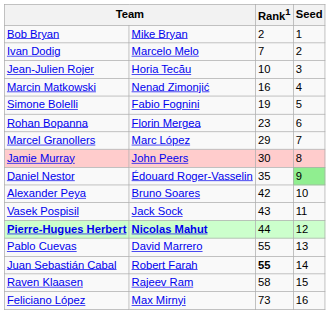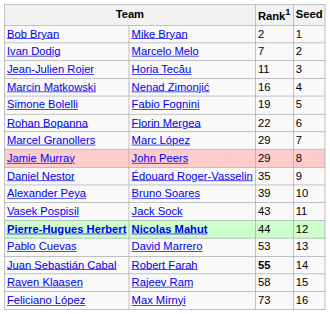(264, 69) 10 -> (264, 69) 11
(264, 122) 23 -> (264, 122) 22
(264, 158) 30 -> (264, 158) 29
(299, 176) lightgreen background -> (299, 176) no background
(264, 194) 42 -> (264, 194) 39
(264, 247) 55 -> (264, 247) 53
